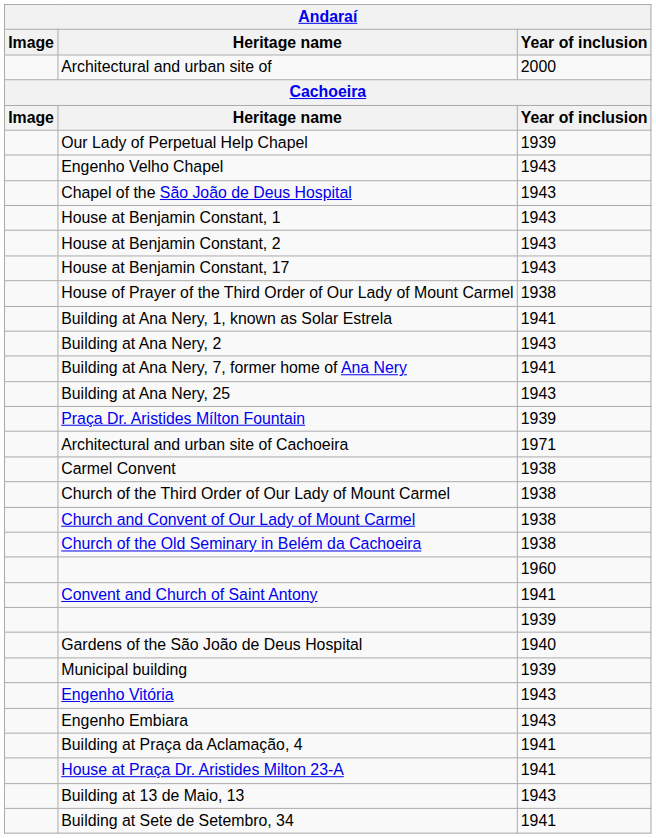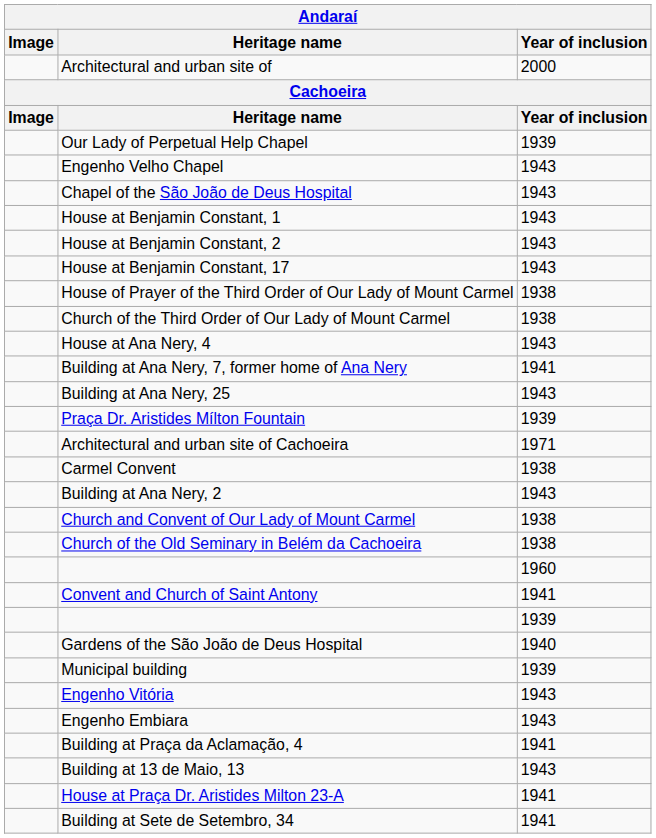- row: (227, 318)
rows swapped: (141, 343) <-> (256, 494)
+ row: (136, 343)
rows swapped: (153, 795) <-> (203, 770)
